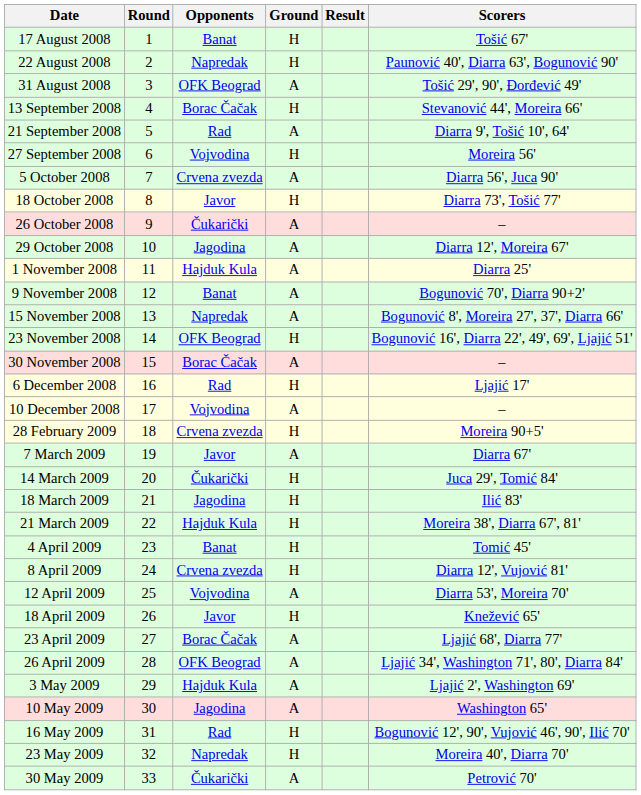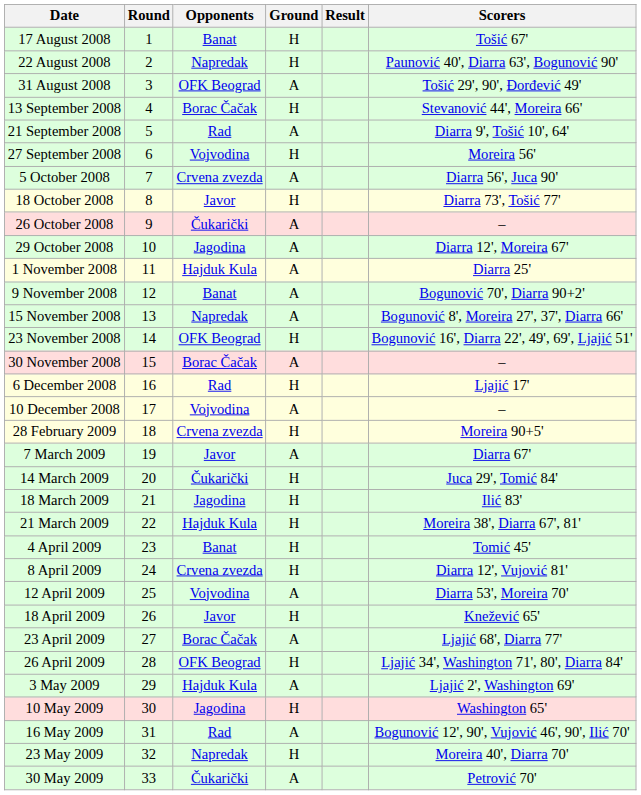(294, 662) A -> (294, 662) H
(294, 708) A -> (294, 708) H
(294, 731) H -> (294, 731) A
